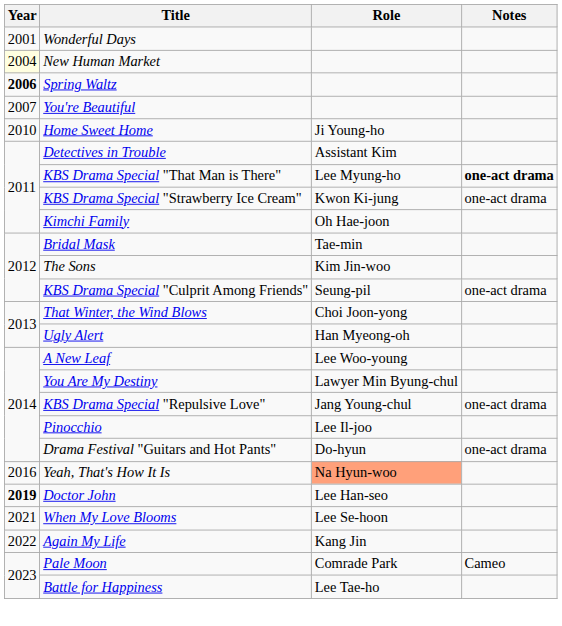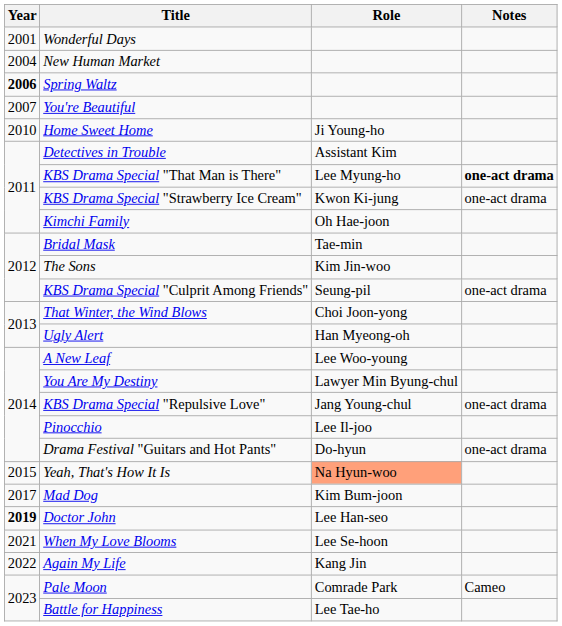(22, 61) lightyellow background -> (22, 61) no background
(22, 472) 2016 -> (22, 472) 2015
+ row: (71, 495)
